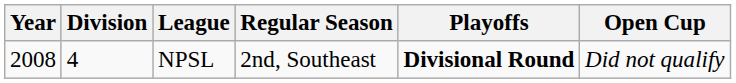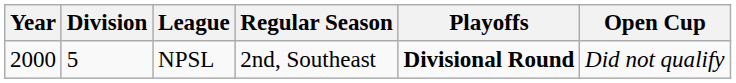(33, 59) 2008 -> (33, 59) 2000
(72, 59) 4 -> (72, 59) 5
